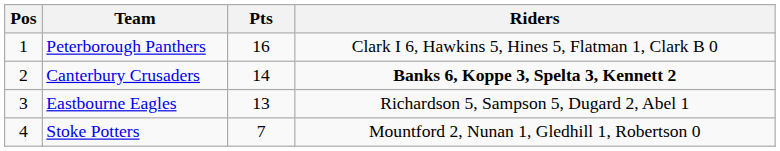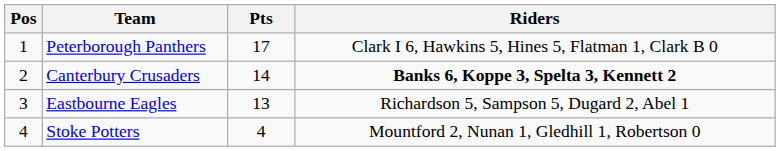(261, 46) 16 -> (261, 46) 17
(261, 131) 7 -> (261, 131) 4
